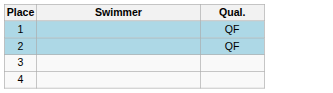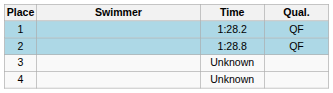+ column: (232, 12)
